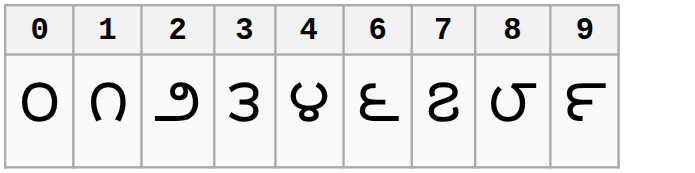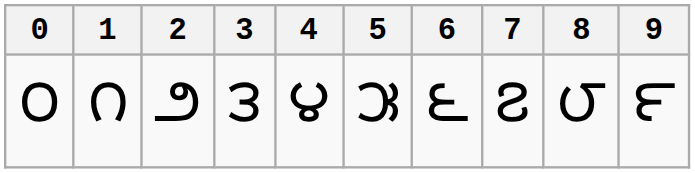+ column: (378, 30)
